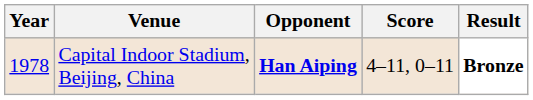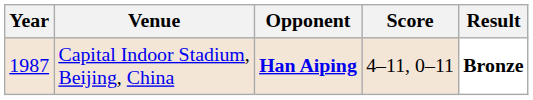(29, 65) 1978 -> (29, 65) 1987
